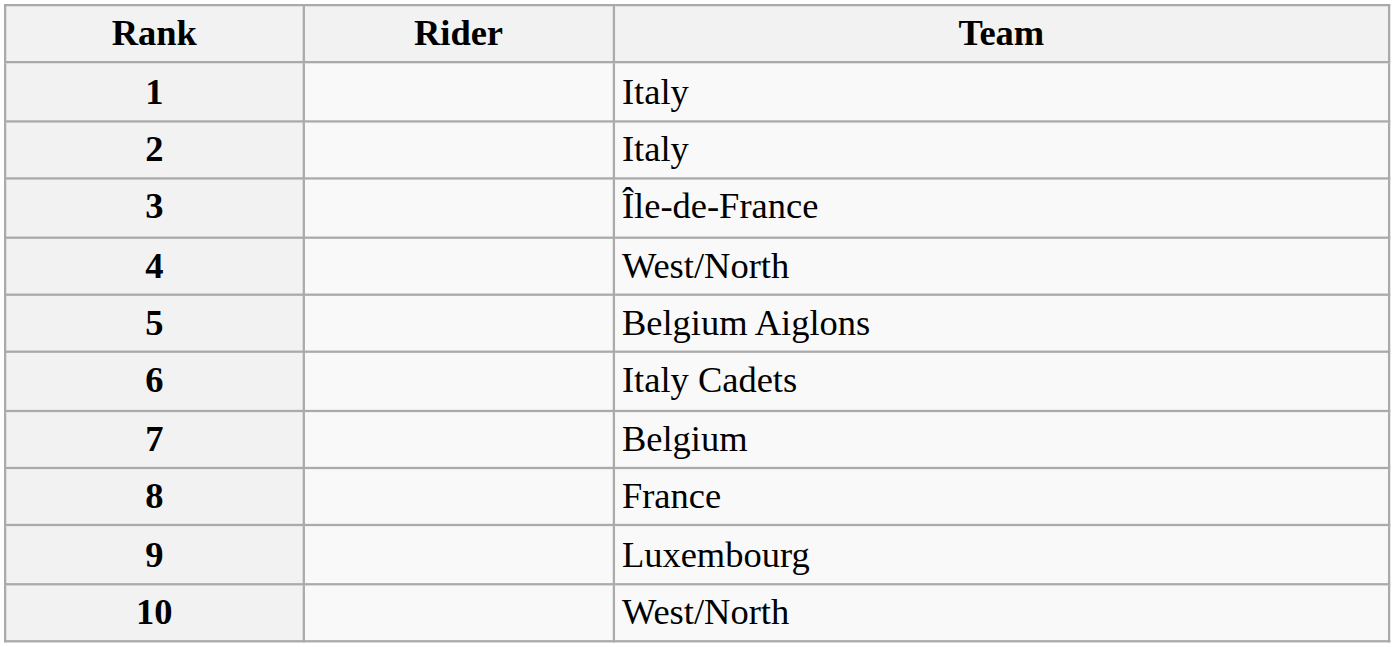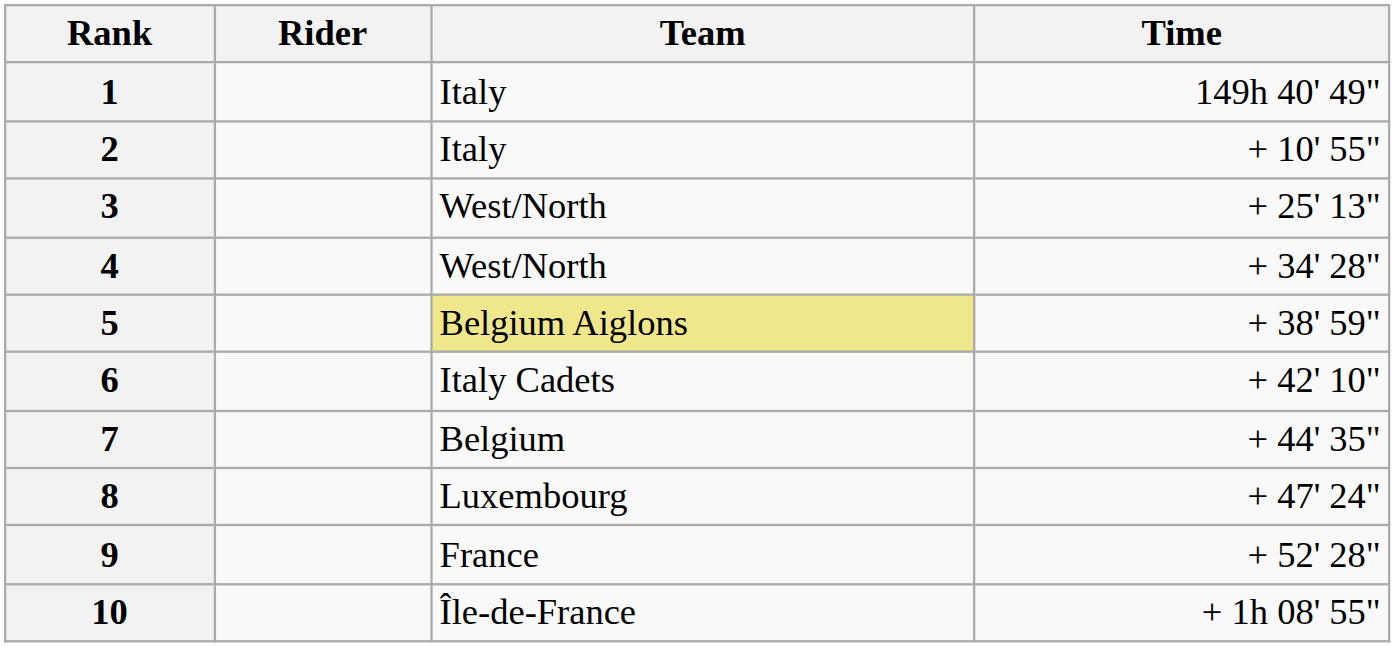+ column: (1182, 33)
(720, 206) Île-de-France -> (523, 206) West/North
(746, 322) no background -> (564, 322) khaki background
(672, 496) France -> (533, 496) Luxembourg
(716, 554) Luxembourg -> (489, 554) France
(706, 611) West/North -> (538, 611) Île-de-France
